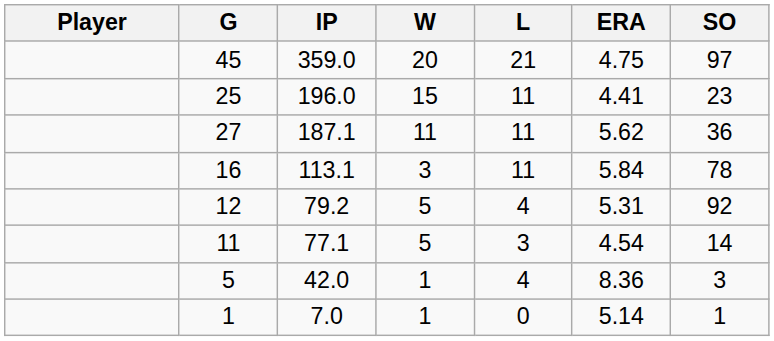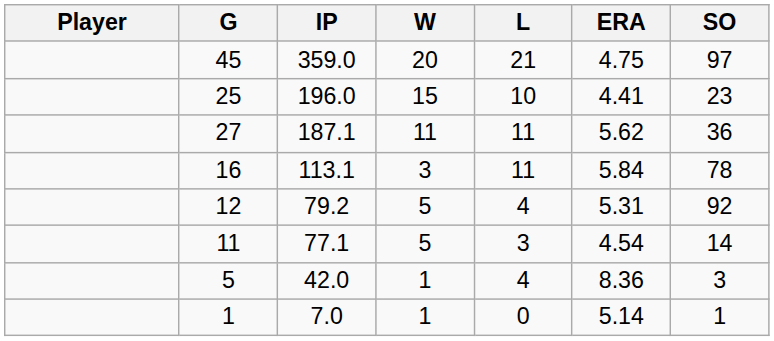(523, 96) 11 -> (523, 96) 10
